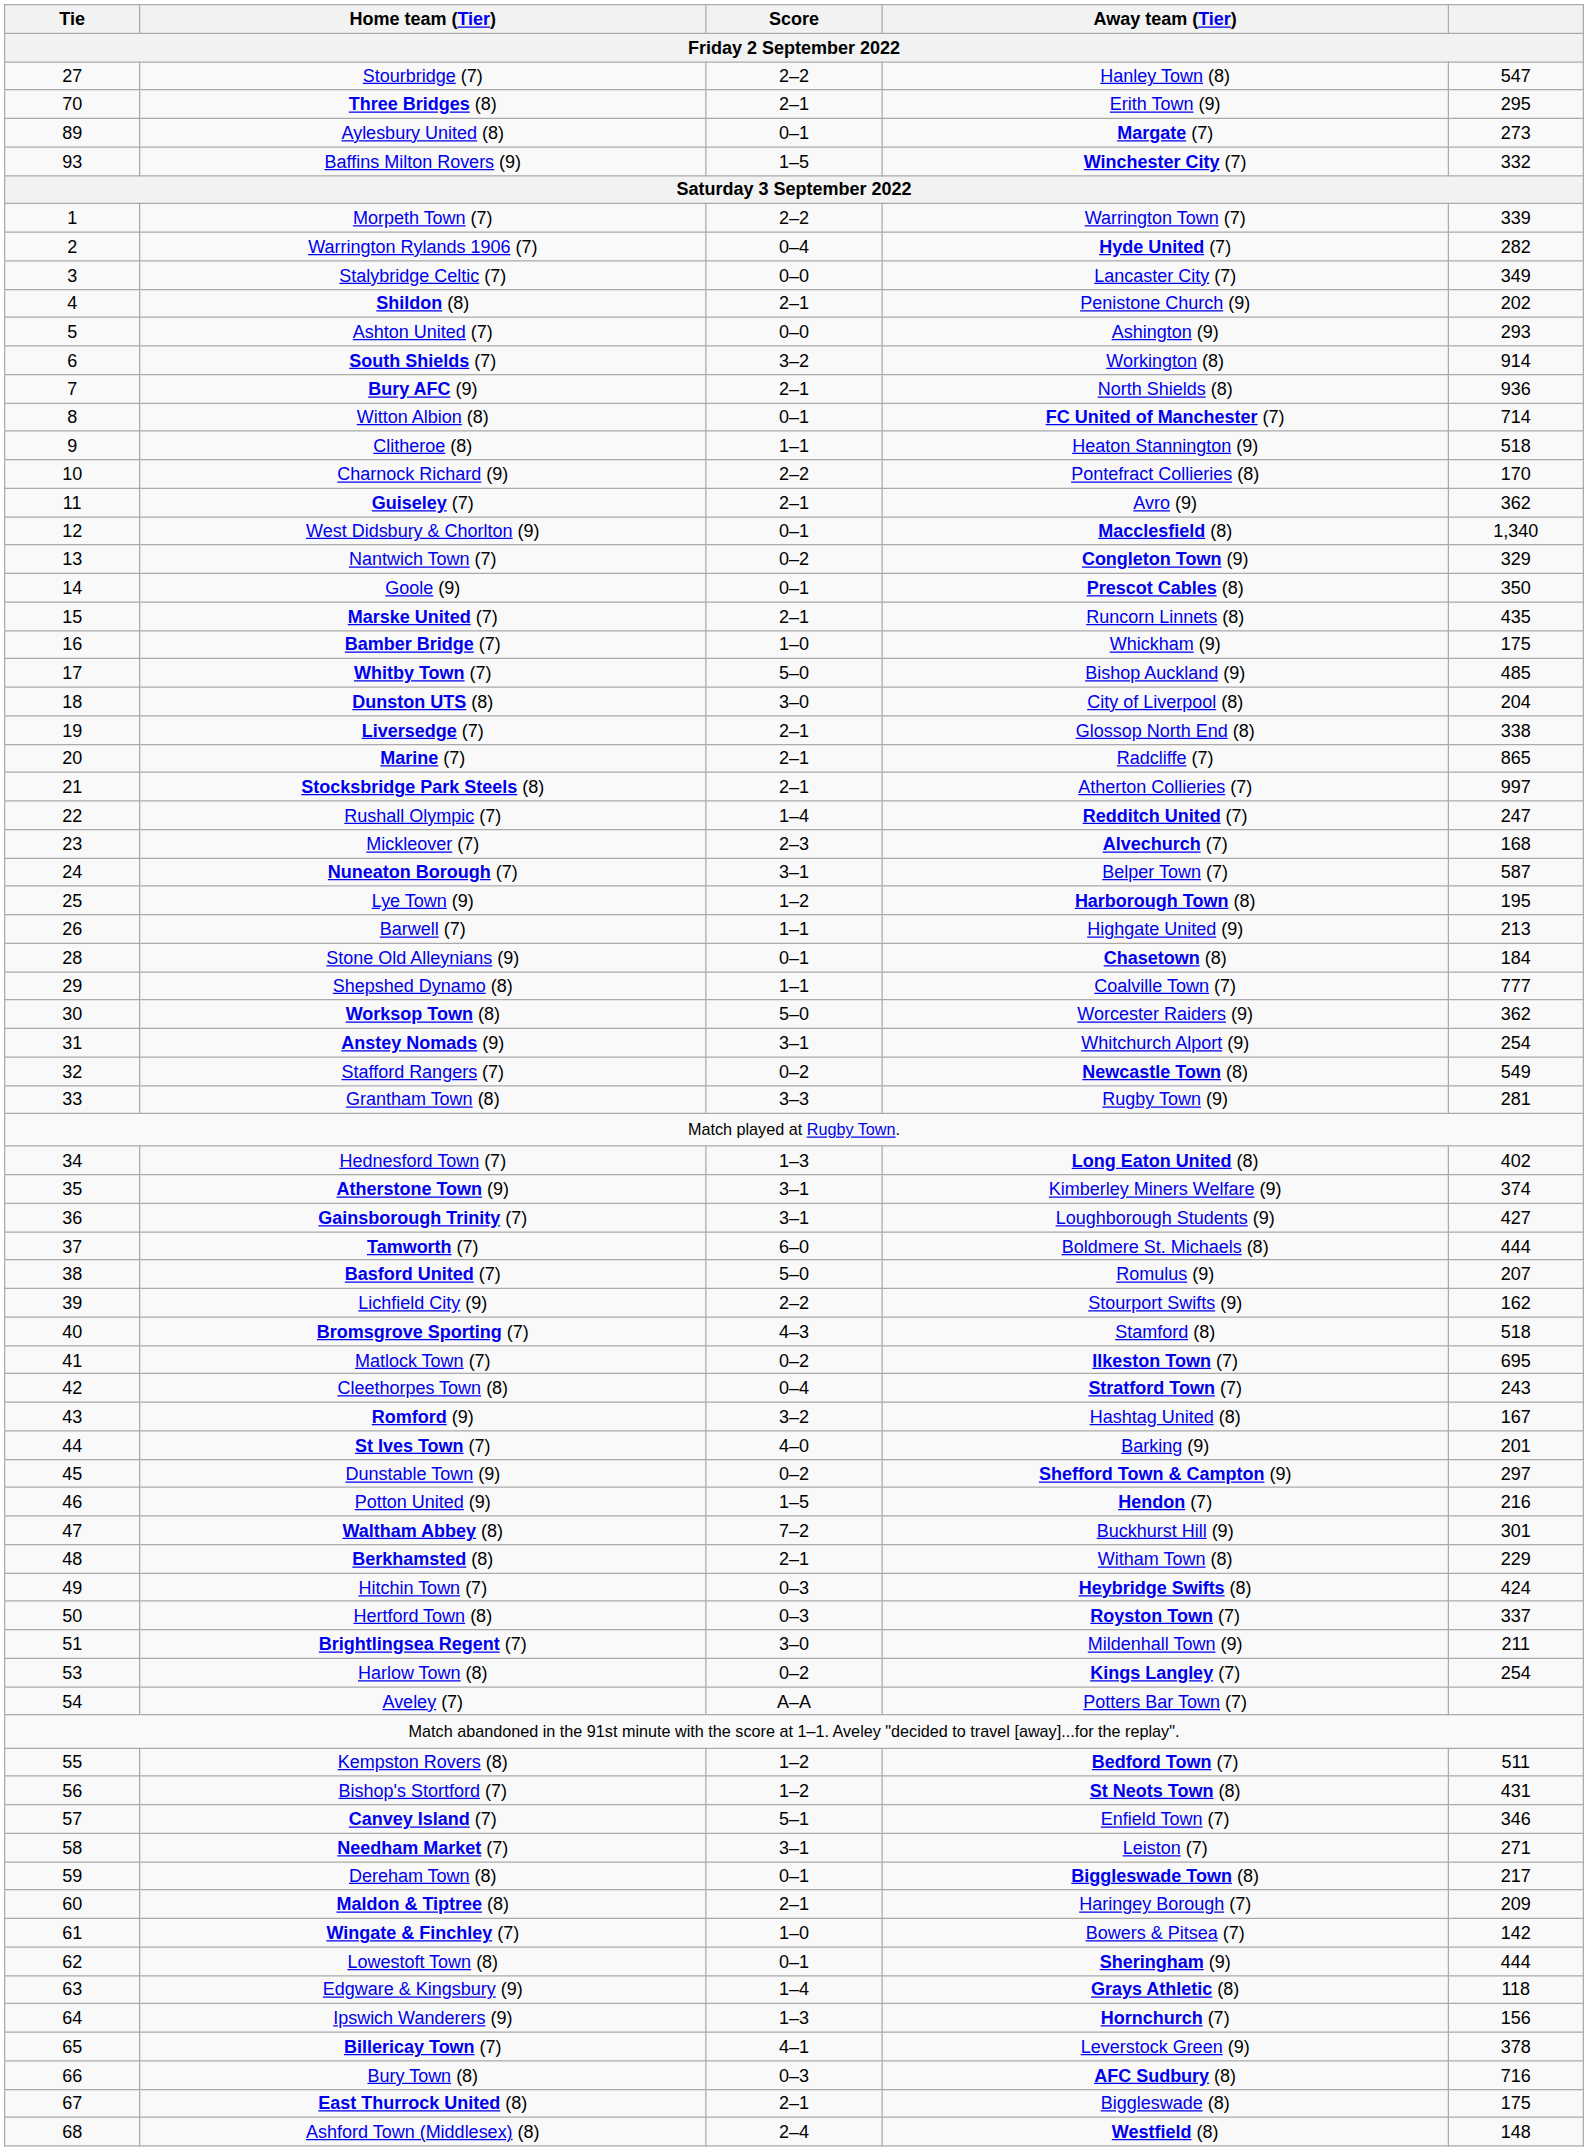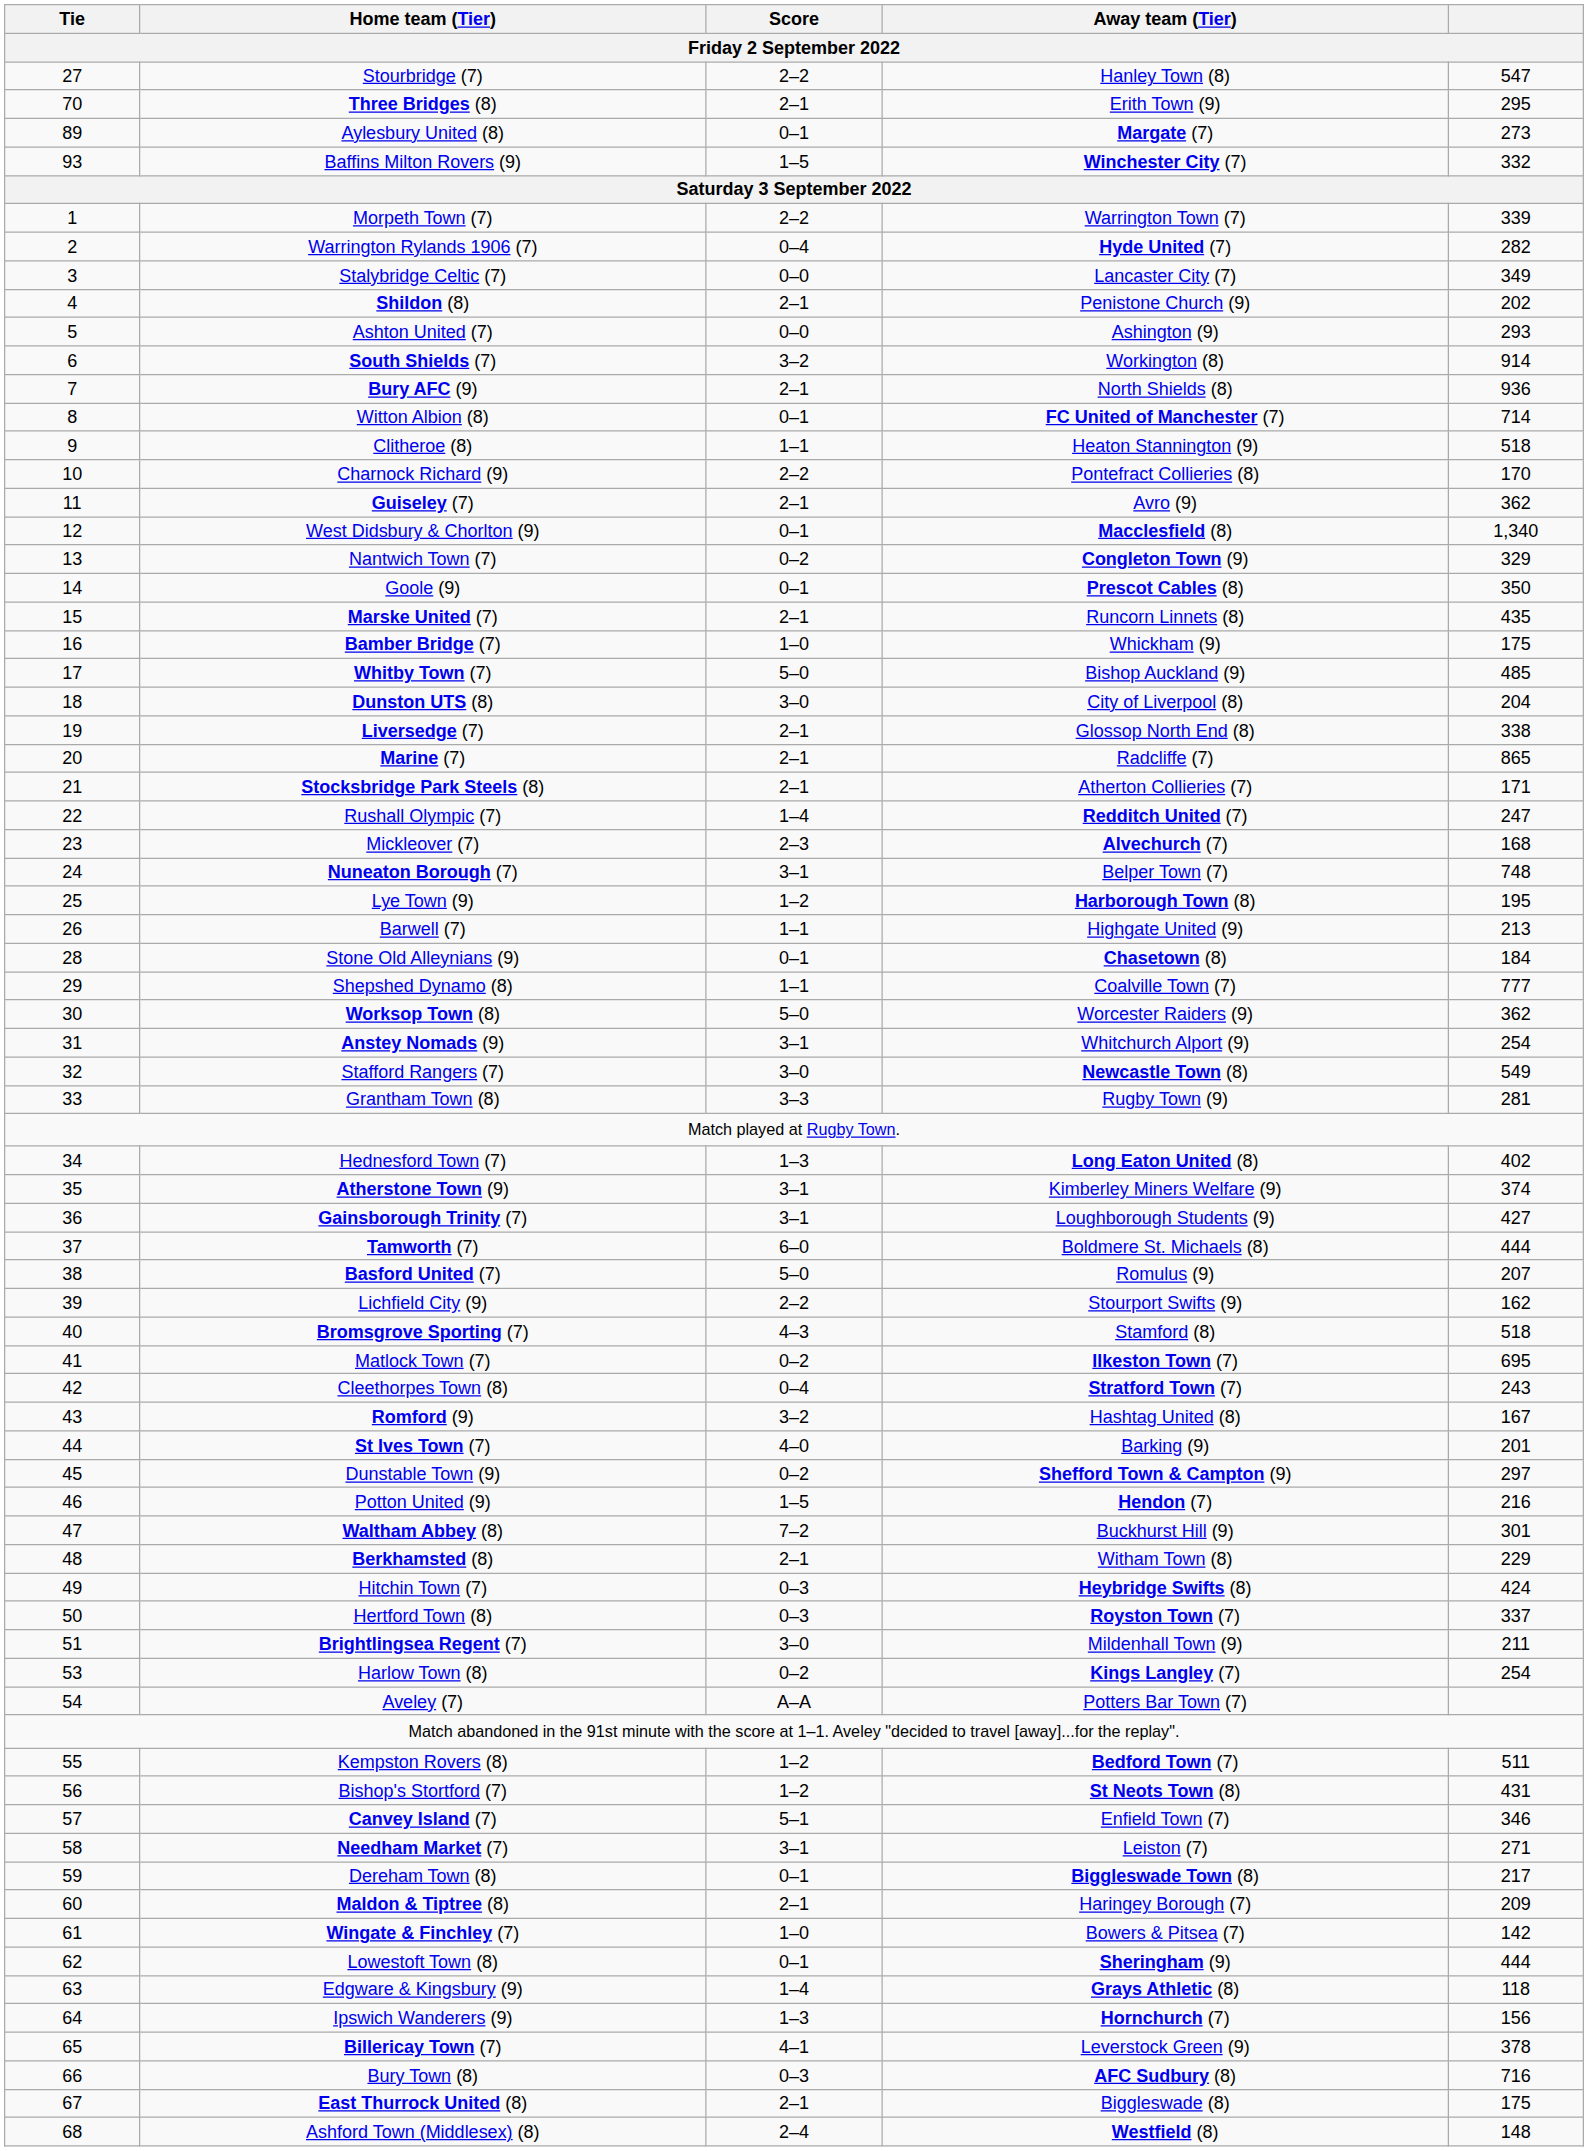(1516, 787) 997 -> (1516, 787) 171
(1516, 872) 587 -> (1516, 872) 748
(794, 1071) 0–2 -> (794, 1071) 3–0
